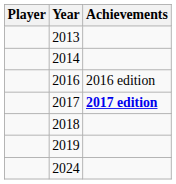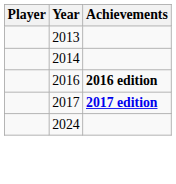(121, 80) normal -> (122, 80) bold
- row: (66, 124)
- row: (66, 146)
